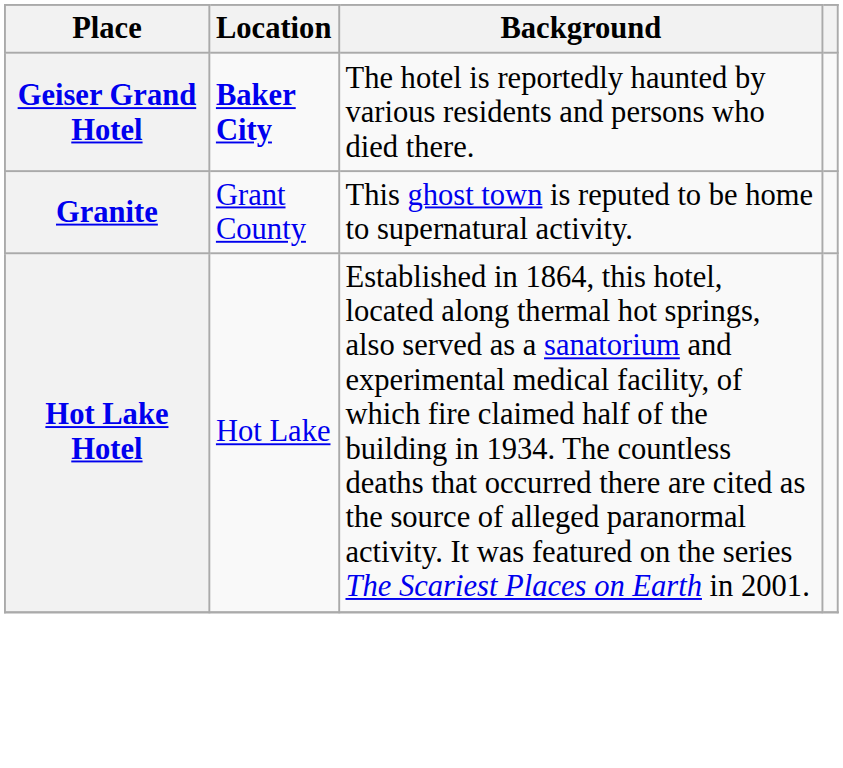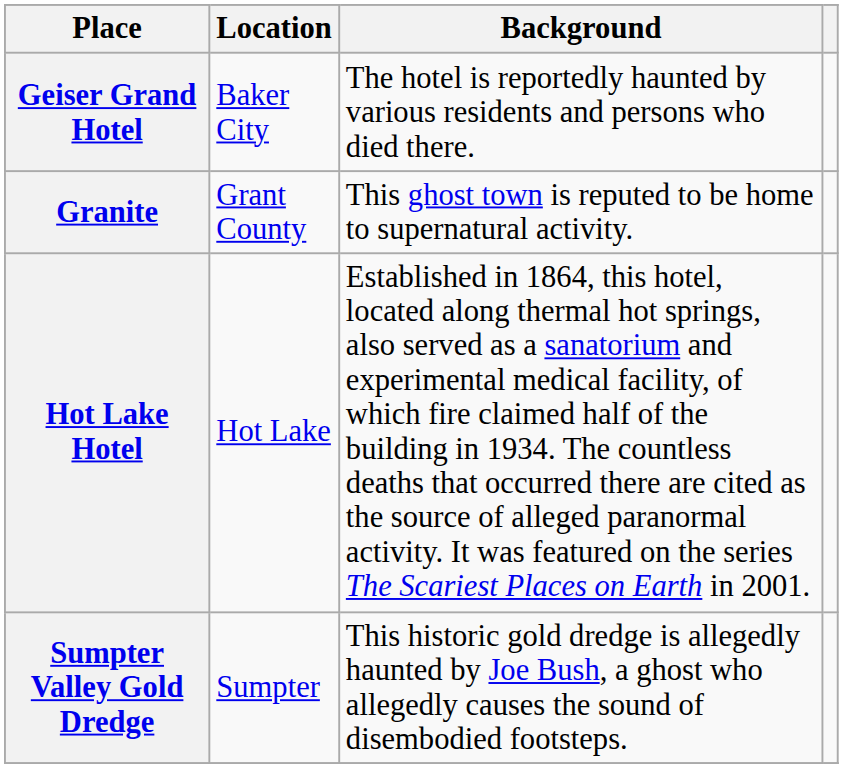(256, 111) bold -> (253, 111) normal
+ row: (107, 686)
